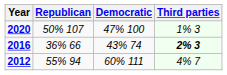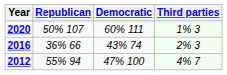(124, 29) 47% 100 -> (124, 29) 60% 111
(188, 46) bold -> (188, 46) normal
(124, 62) 60% 111 -> (124, 62) 47% 100
